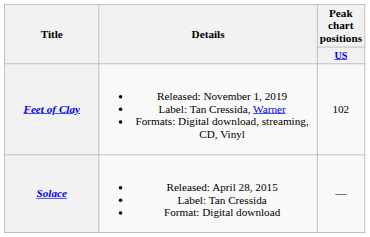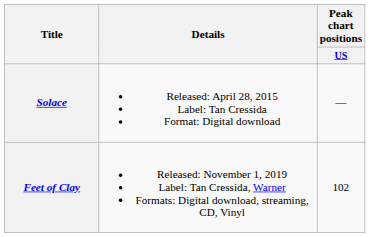rows swapped: (52, 193) <-> (52, 109)
